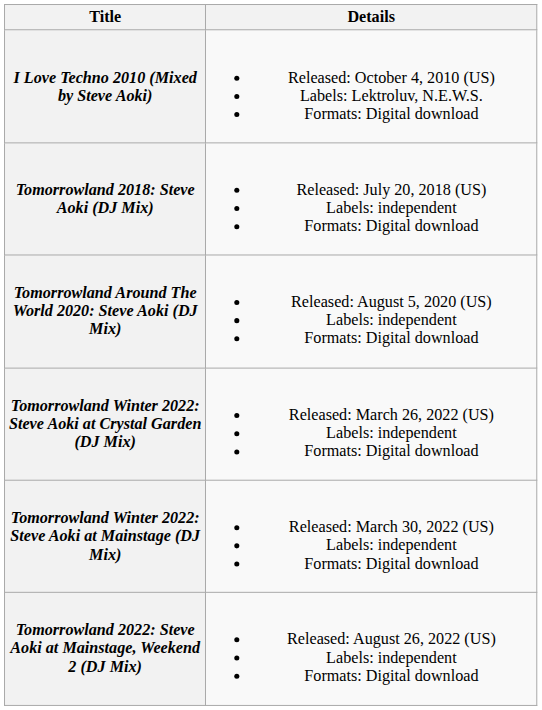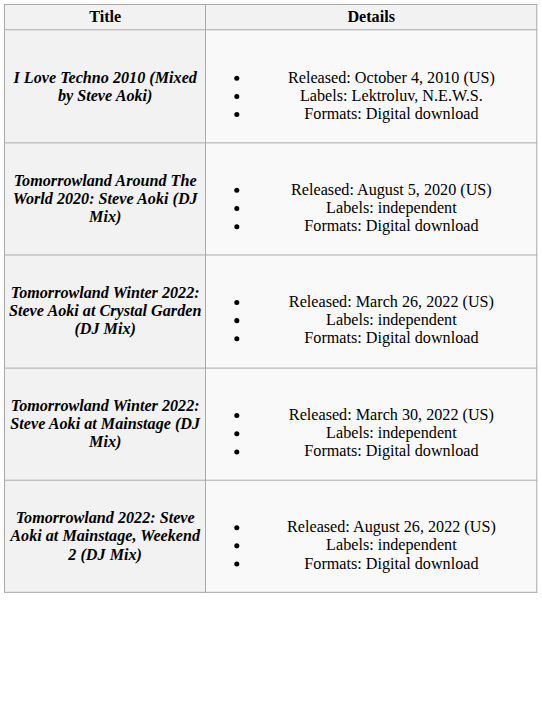- row: (105, 198)
